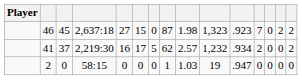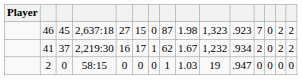(154, 48) 5 -> (154, 48) 1
(188, 48) 2.57 -> (188, 48) 1.67
(281, 48) 0 -> (281, 48) 2
